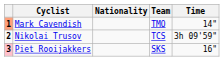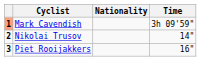- column: (161, 11)
(210, 24) 14" -> (173, 24) 3h 09'59"
(196, 37) 3h 09'59" -> (187, 37) 14"
(9, 50) pink background -> (9, 50) no background
